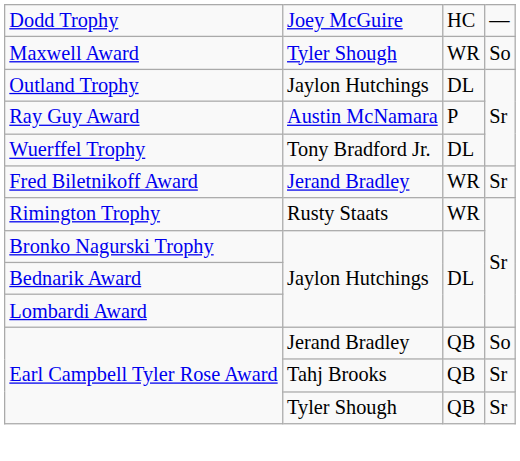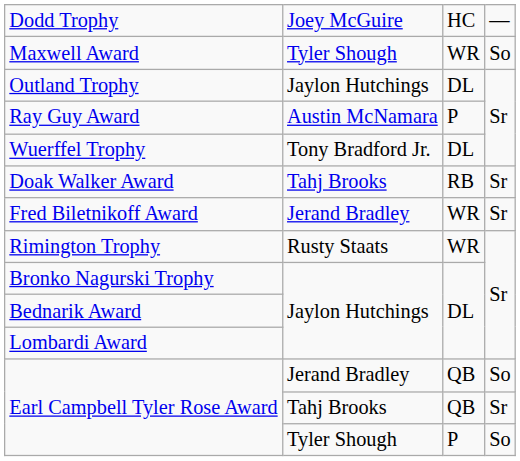+ row: (91, 181)
(461, 407) QB -> (453, 439) P
(498, 407) Sr -> (500, 439) So
